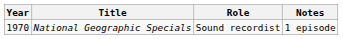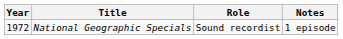(18, 27) 1970 -> (18, 27) 1972
